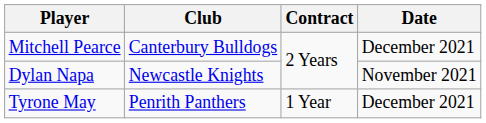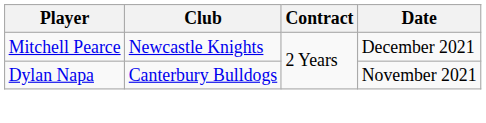(203, 46) Canterbury Bulldogs -> (196, 46) Newcastle Knights
(196, 74) Newcastle Knights -> (203, 74) Canterbury Bulldogs
- row: (52, 103)
